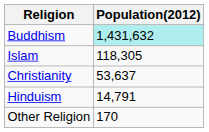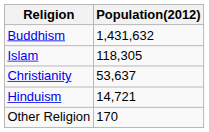(125, 35) paleturquoise background -> (125, 35) no background
(116, 96) 14,791 -> (116, 96) 14,721
